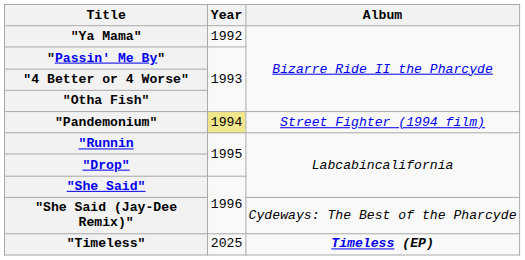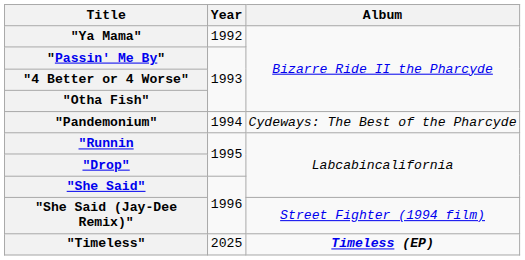(227, 122) khaki background -> (227, 122) no background
(383, 122) Street Fighter (1994 film) -> (383, 122) Cydeways: The Best of the Pharcyde
(383, 215) Cydeways: The Best of the Pharcyde -> (383, 215) Street Fighter (1994 film)
